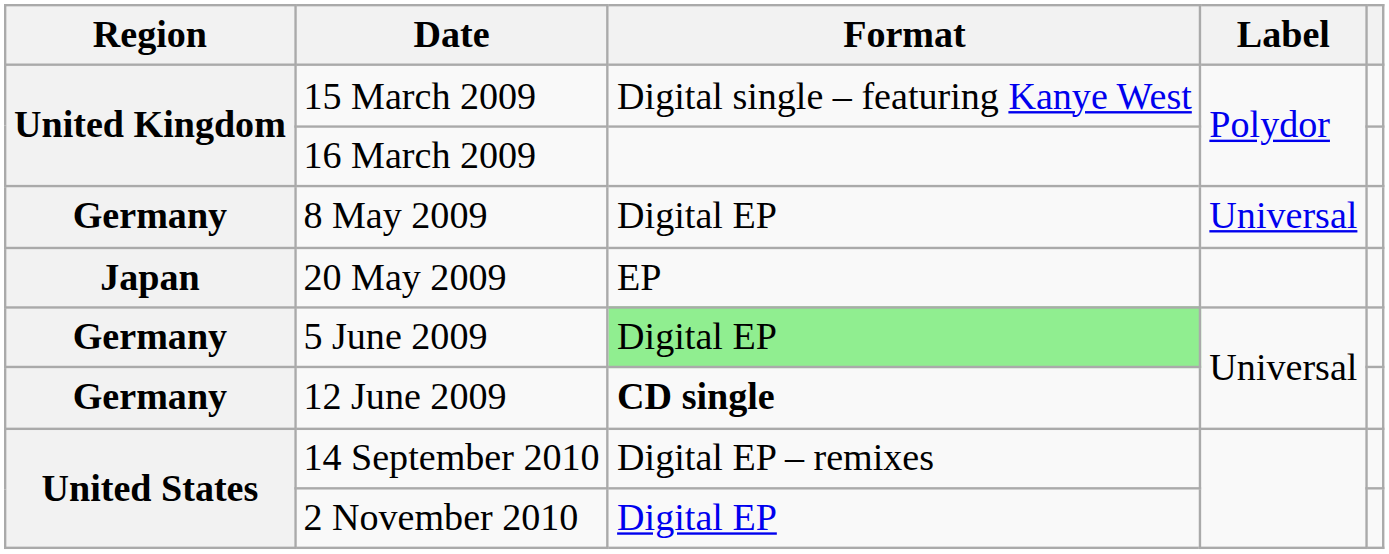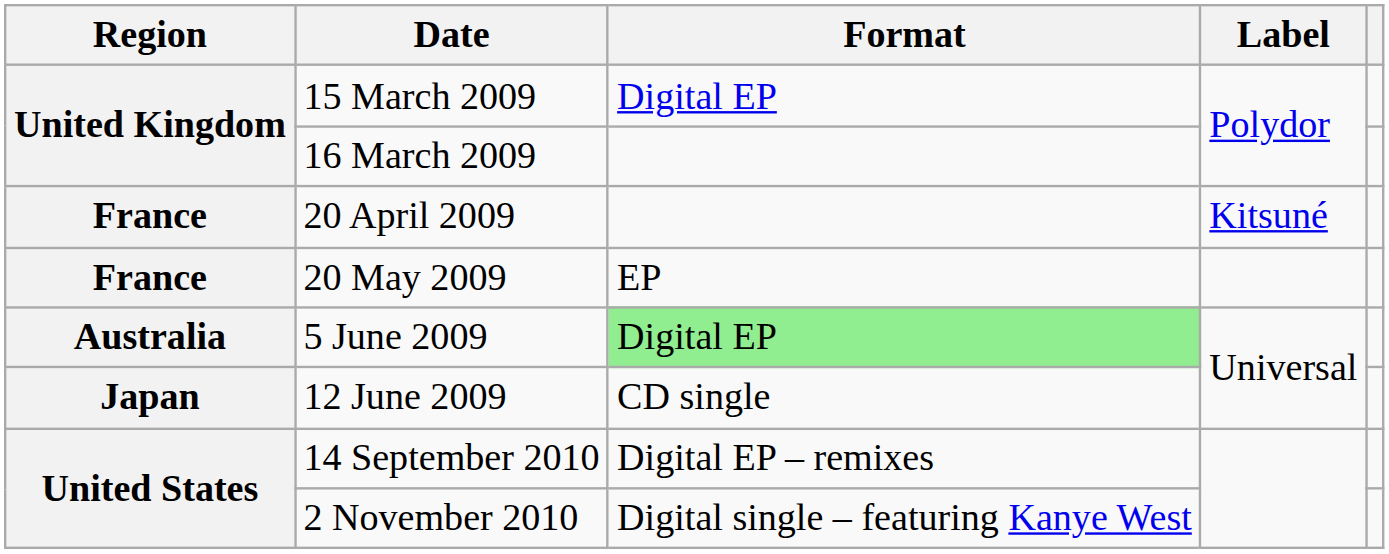(904, 95) Digital single – featuring Kanye West -> (697, 95) Digital EP
+ row: (409, 215)
- row: (395, 215)
(150, 276) Japan -> (150, 276) France
(150, 336) Germany -> (150, 336) Australia
(150, 397) Germany -> (150, 397) Japan
(696, 397) bold -> (694, 397) normal
(697, 517) Digital EP -> (904, 517) Digital single – featuring Kanye West
